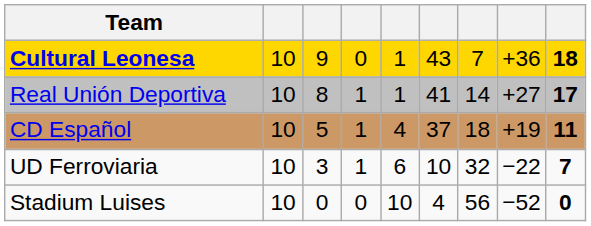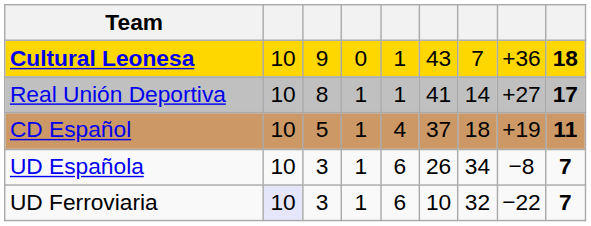+ row: (77, 166)
(283, 166) no background -> (283, 202) lavender background
- row: (88, 202)
